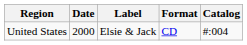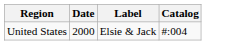- column: (180, 13)
